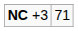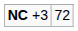(62, 15) 71 -> (62, 15) 72
